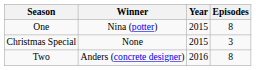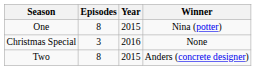columns swapped: (231, 12) <-> (133, 12)
(199, 42) 2015 -> (131, 42) 2016
(199, 57) 2016 -> (131, 57) 2015
